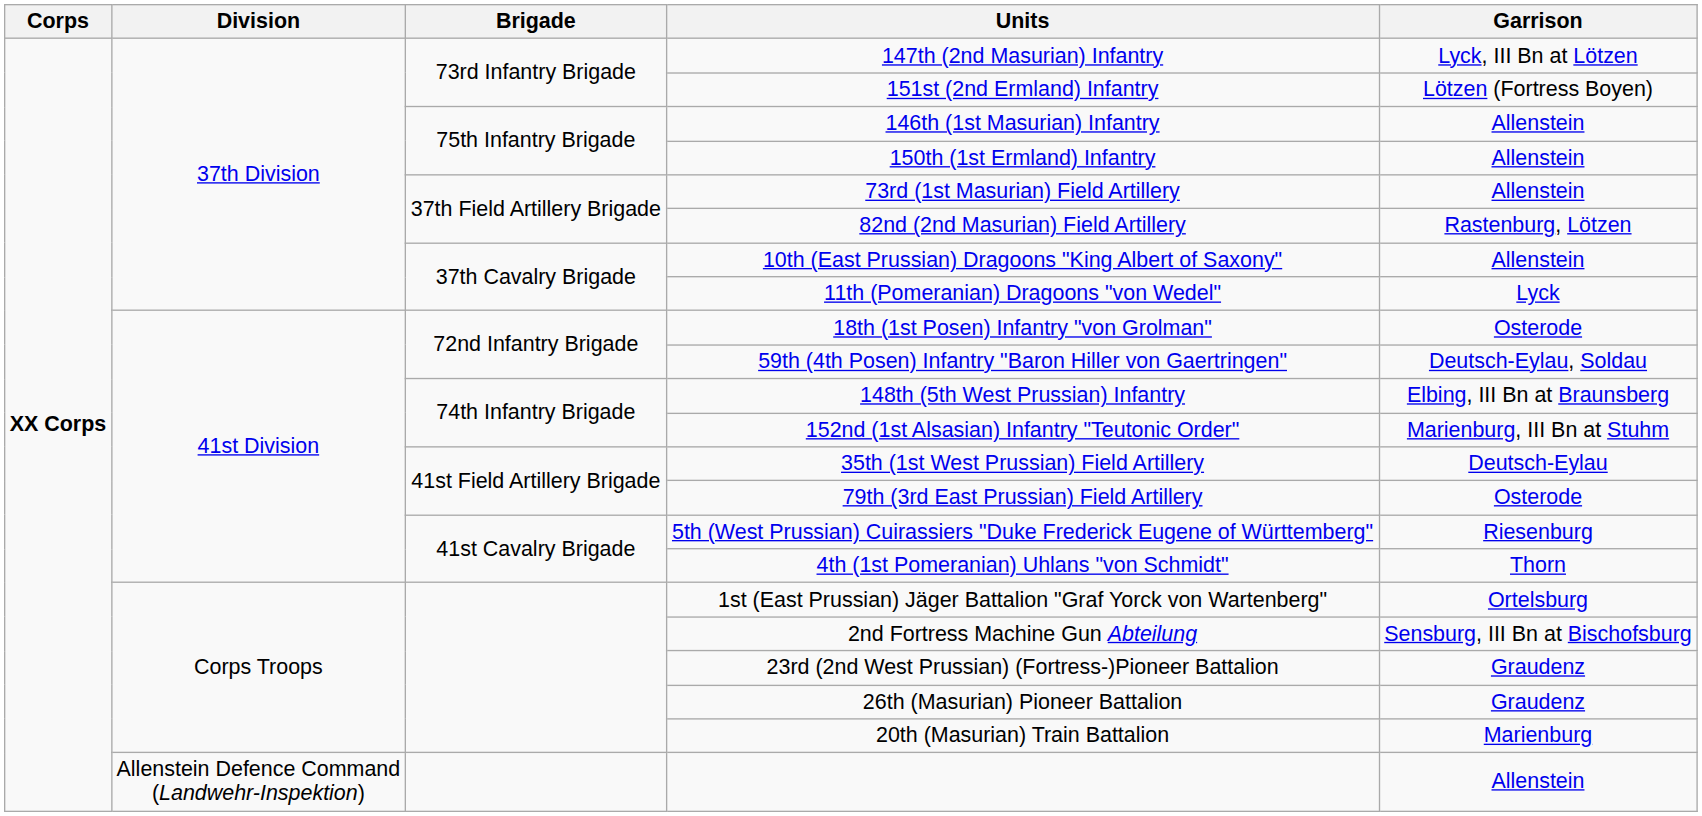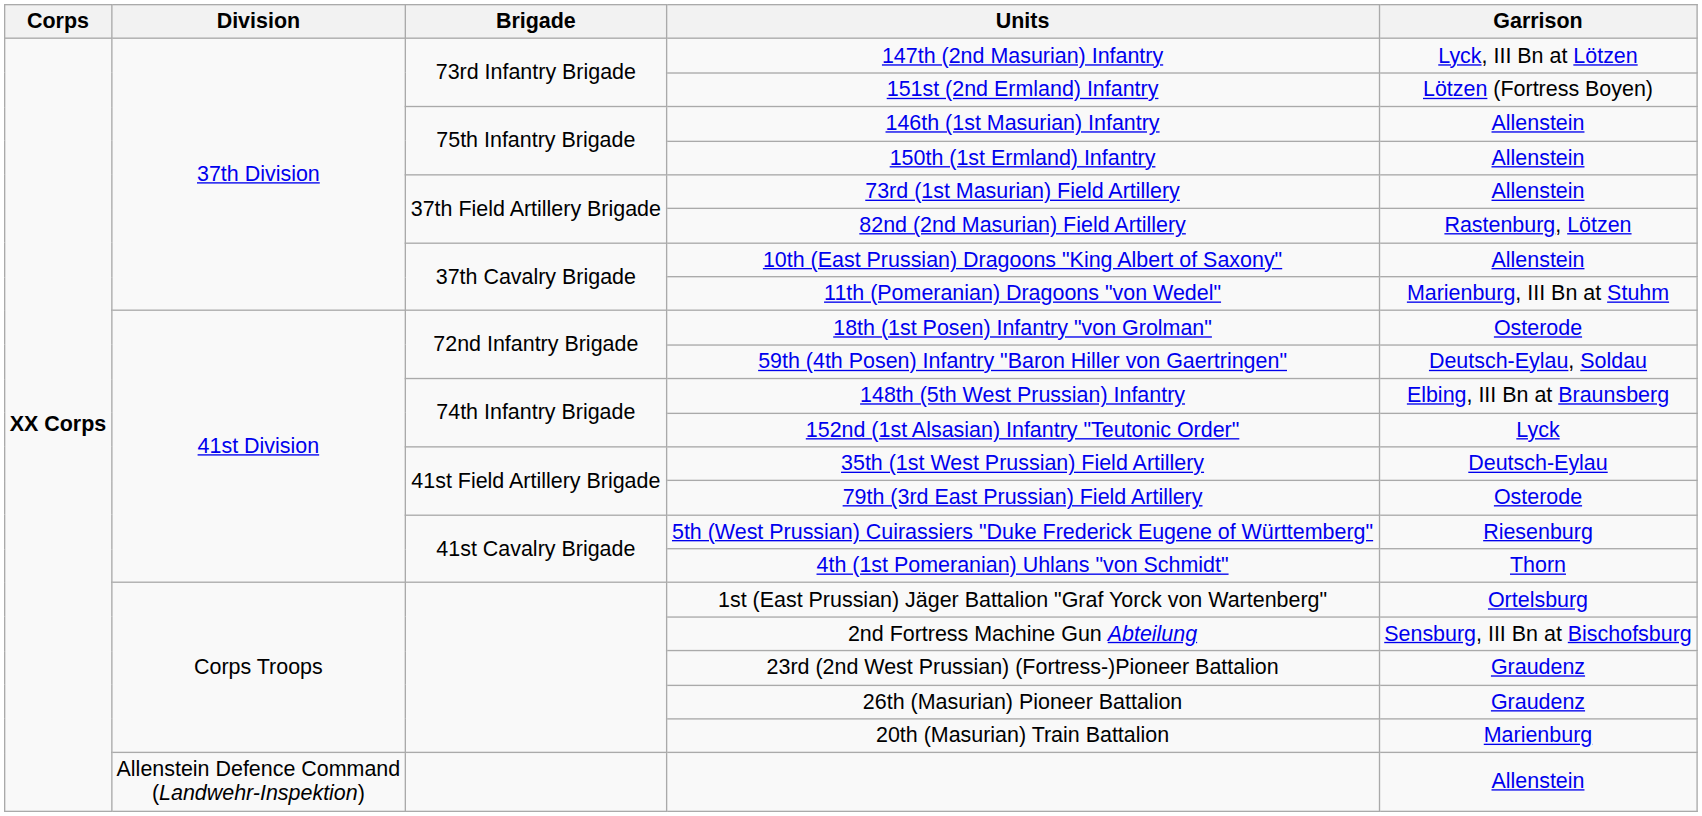(1538, 293) Lyck -> (1538, 293) Marienburg, III Bn at Stuhm
(1538, 429) Marienburg, III Bn at Stuhm -> (1538, 429) Lyck
